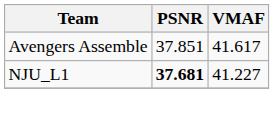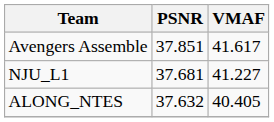(180, 74) bold -> (180, 74) normal
+ row: (66, 102)
